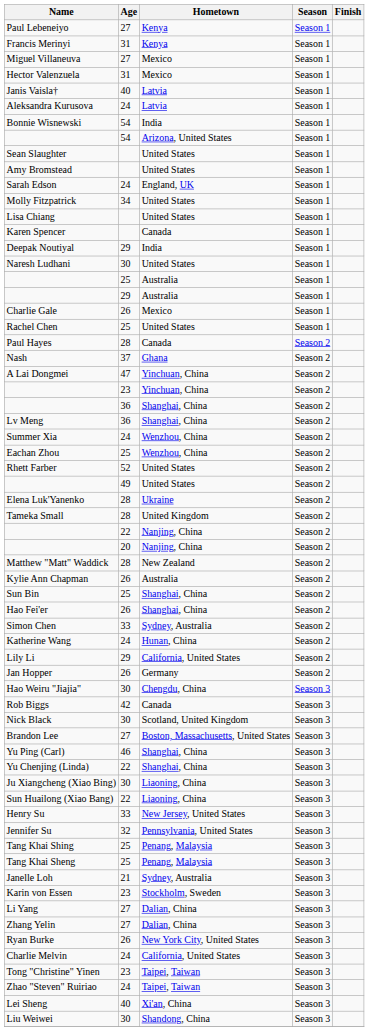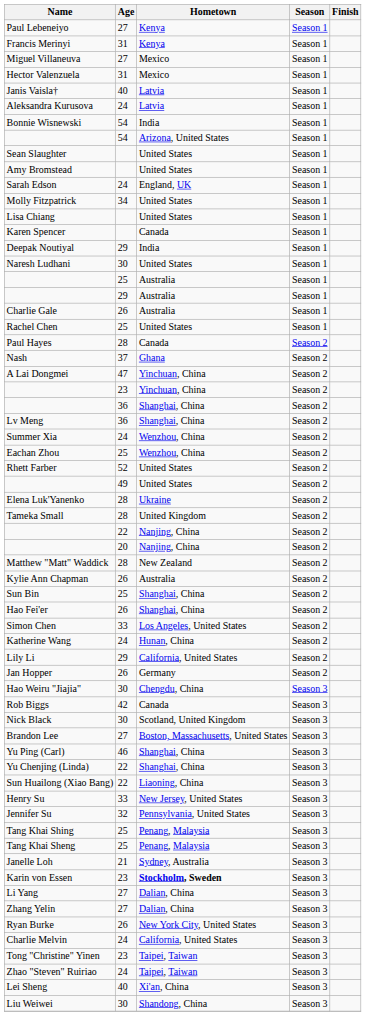(157, 311) Mexico -> (157, 311) Australia
(177, 625) Sydney, Australia -> (193, 625) Los Angeles, United States
- row: (61, 783)
(181, 893) normal -> (180, 877) bold
